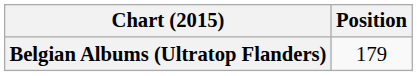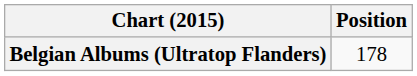(372, 53) 179 -> (372, 53) 178
